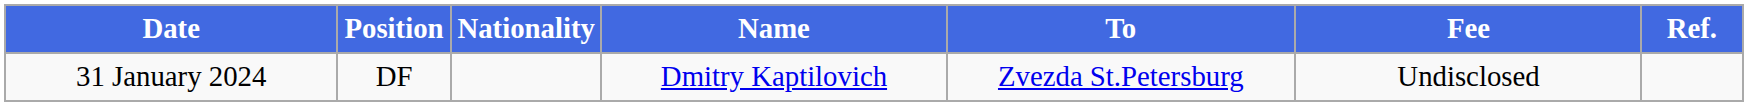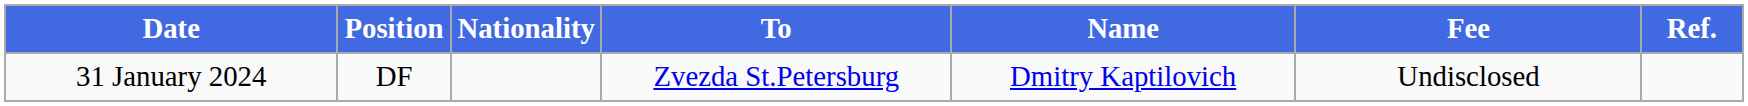columns swapped: (774, 28) <-> (1121, 28)
